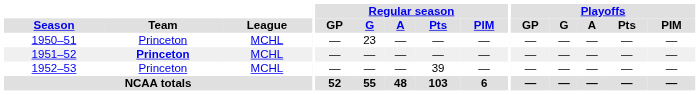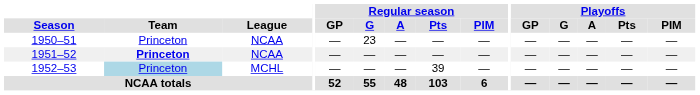(267, 40) MCHL -> (267, 40) NCAA
(267, 54) MCHL -> (267, 54) NCAA
(163, 68) no background -> (163, 68) lightblue background
